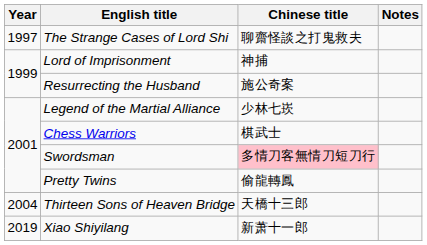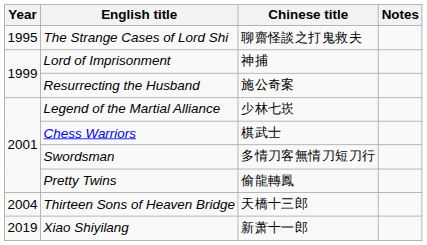(22, 37) 1997 -> (22, 37) 1995
(308, 156) pink background -> (308, 156) no background
